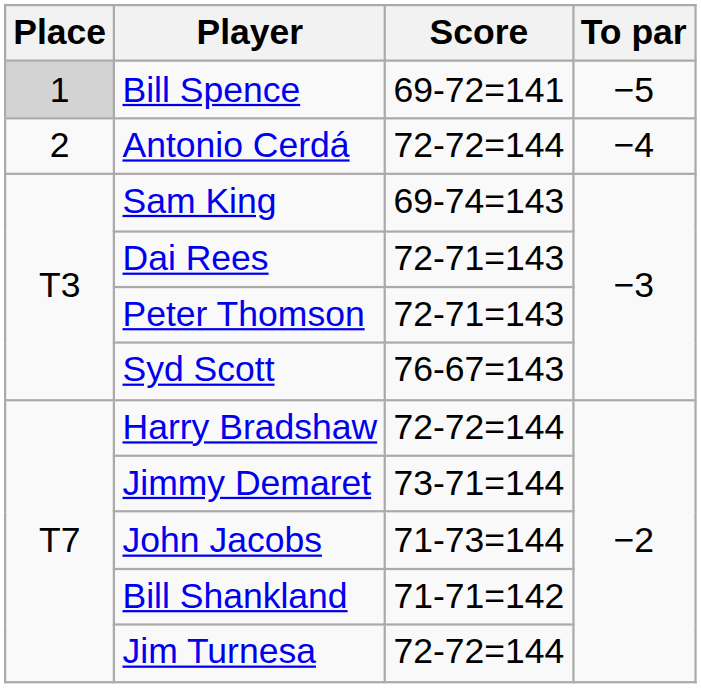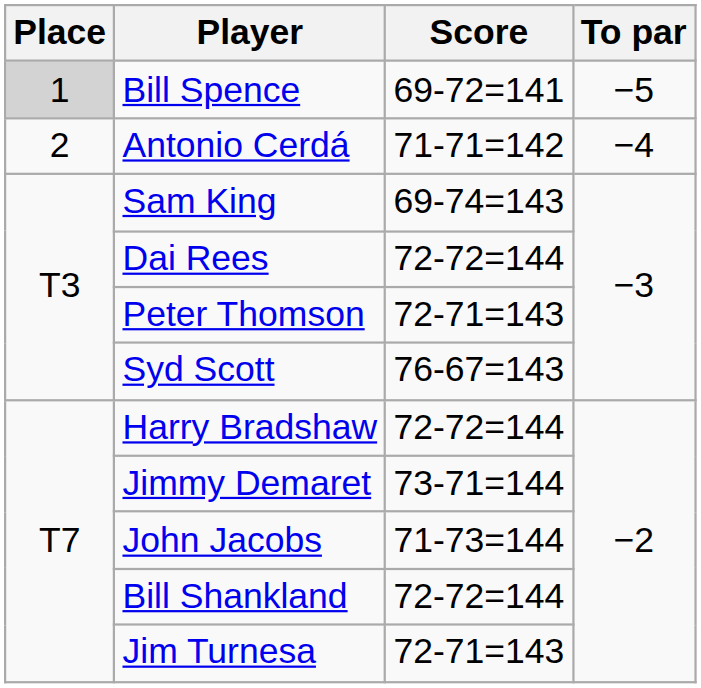(479, 145) 72-72=144 -> (479, 145) 71-71=142
(479, 257) 72-71=143 -> (479, 257) 72-72=144
(479, 595) 71-71=142 -> (479, 595) 72-72=144
(479, 652) 72-72=144 -> (479, 652) 72-71=143
